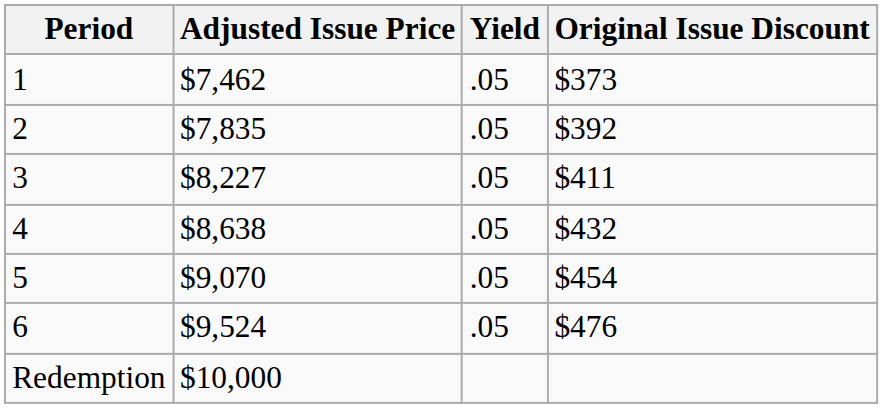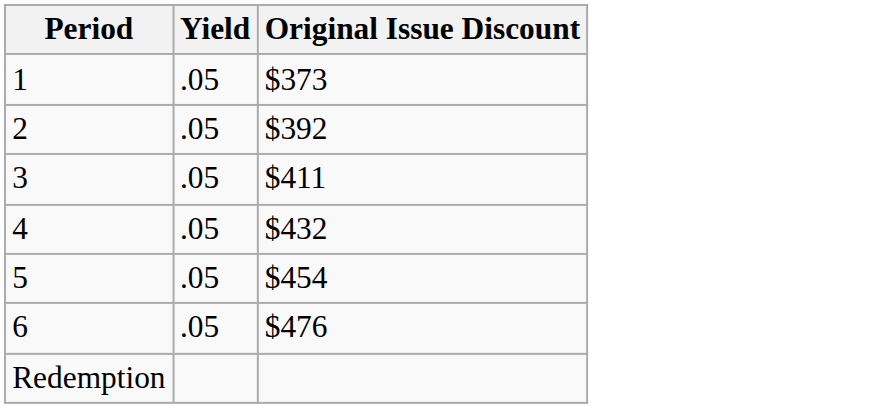- column: (318, 29)
